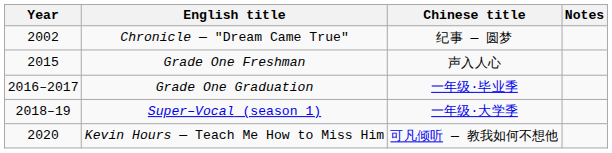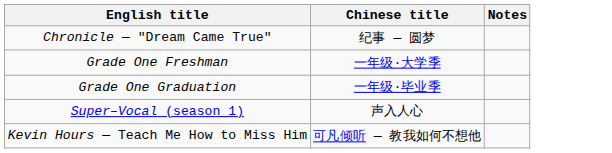- column: (43, 15)
(475, 63) 声入人心 -> (397, 63) 一年级·大学季
(475, 112) 一年级·大学季 -> (397, 112) 声入人心
